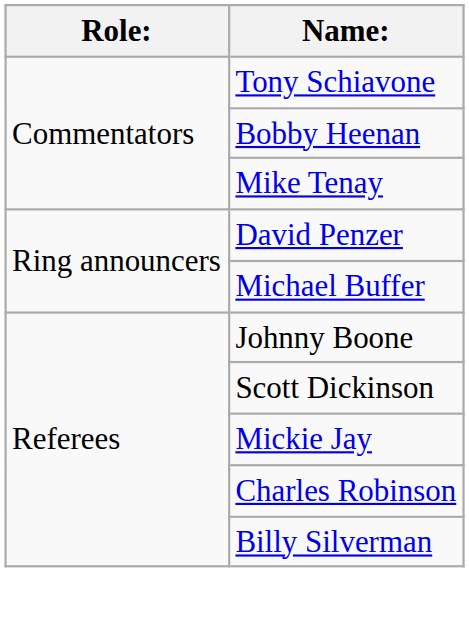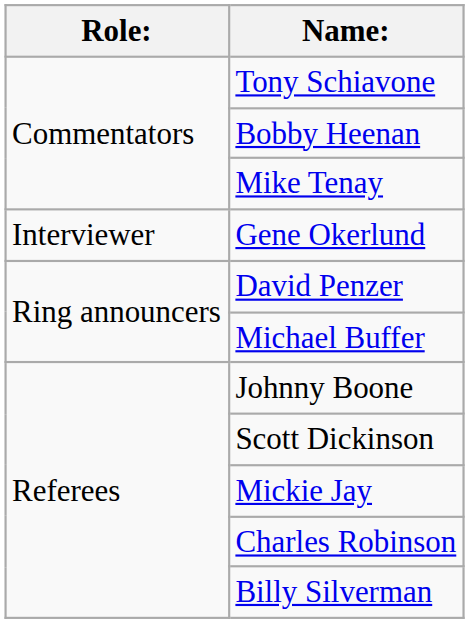+ row: (330, 234)
